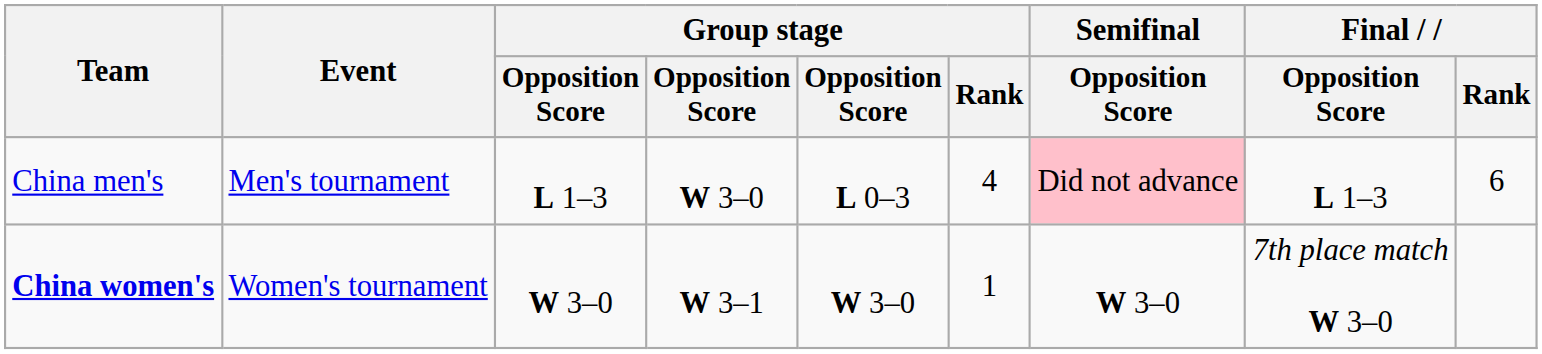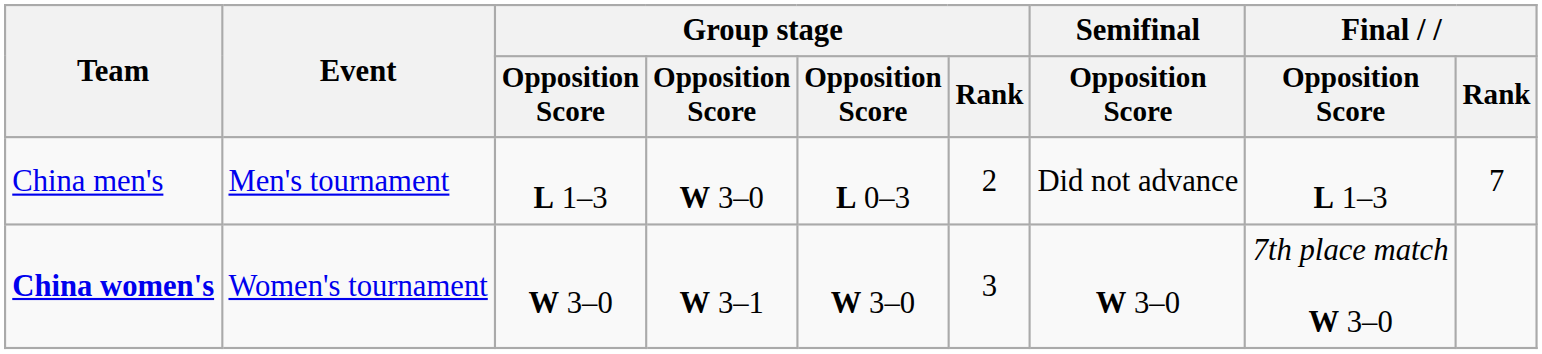(989, 180) 4 -> (989, 180) 2
(1138, 180) pink background -> (1138, 180) no background
(1497, 180) 6 -> (1497, 180) 7
(989, 285) 1 -> (989, 285) 3
